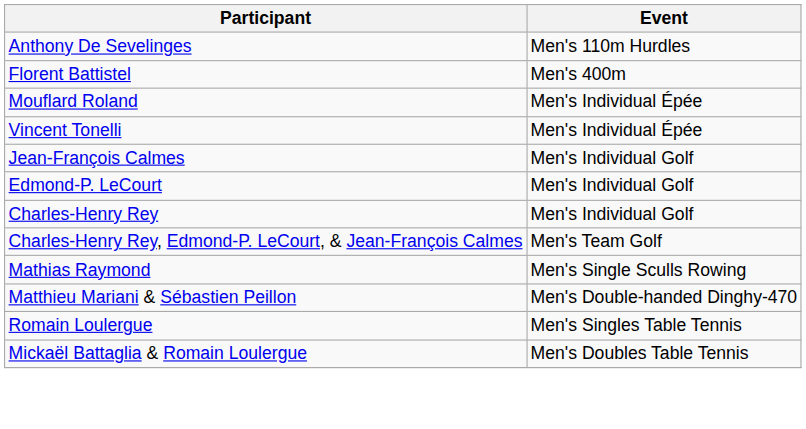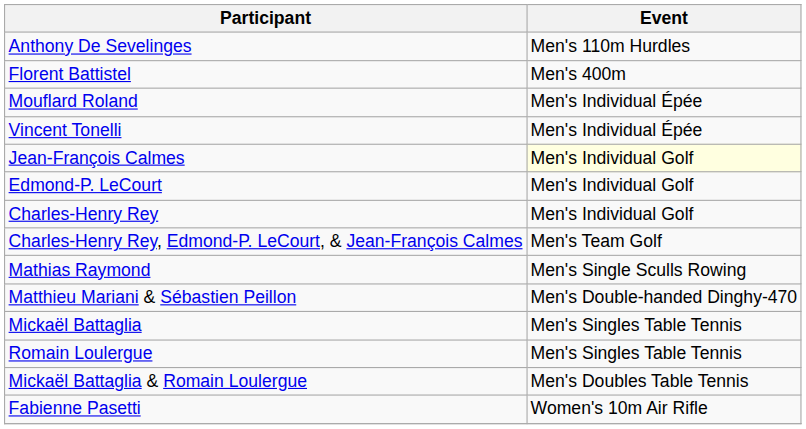(612, 158) no background -> (612, 158) lightyellow background
+ row: (75, 325)
+ row: (75, 409)
